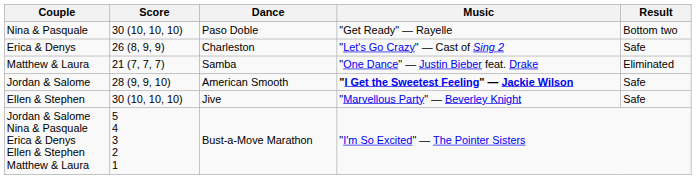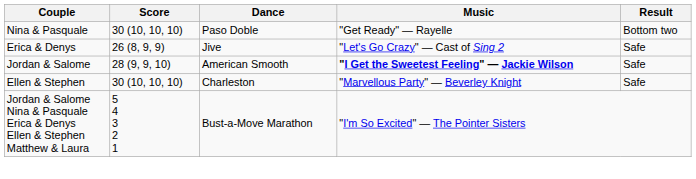(228, 47) Charleston -> (212, 47) Jive
- row: (48, 64)
(212, 99) Jive -> (228, 82) Charleston
